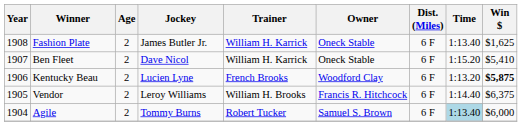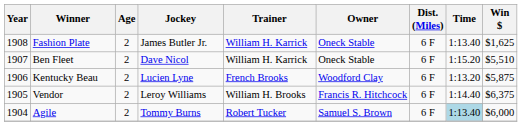(500, 60) $5,410 -> (500, 60) $5,510
(500, 77) bold -> (500, 77) normal
